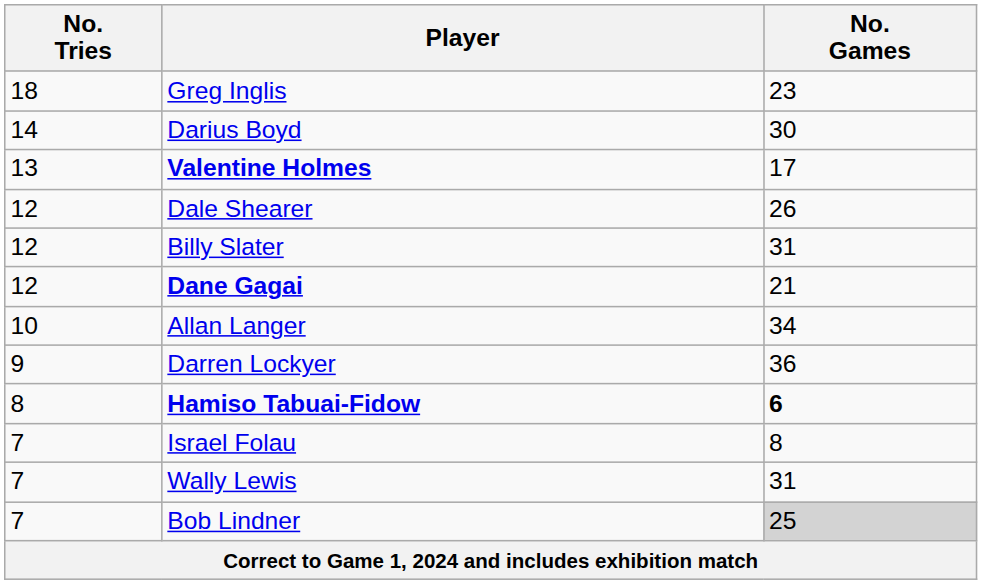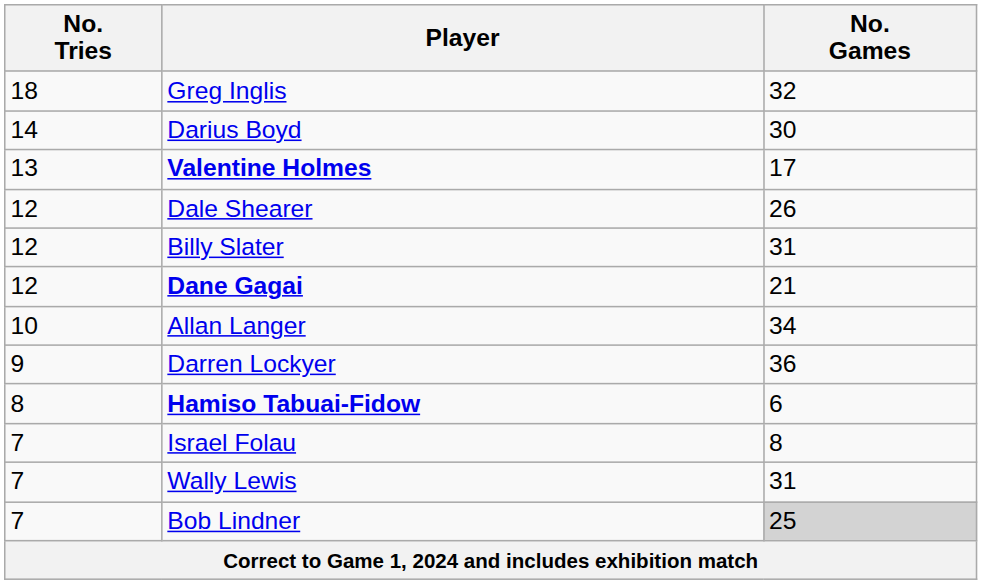(783, 90) 23 -> (783, 90) 32
(776, 403) bold -> (776, 403) normal
